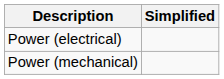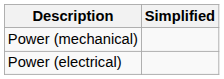rows swapped: (73, 62) <-> (65, 39)
